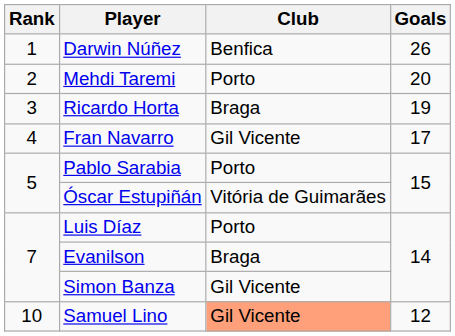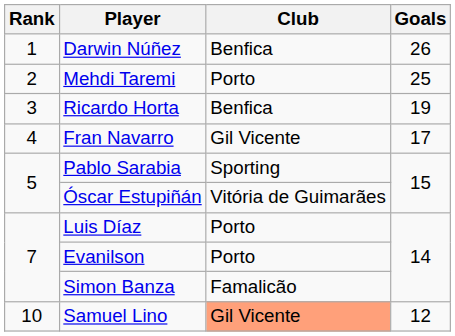(420, 78) 20 -> (420, 78) 25
(235, 108) Braga -> (242, 108) Benfica
(233, 167) Porto -> (245, 167) Sporting
(235, 256) Braga -> (233, 256) Porto
(255, 286) Gil Vicente -> (254, 286) Famalicão
